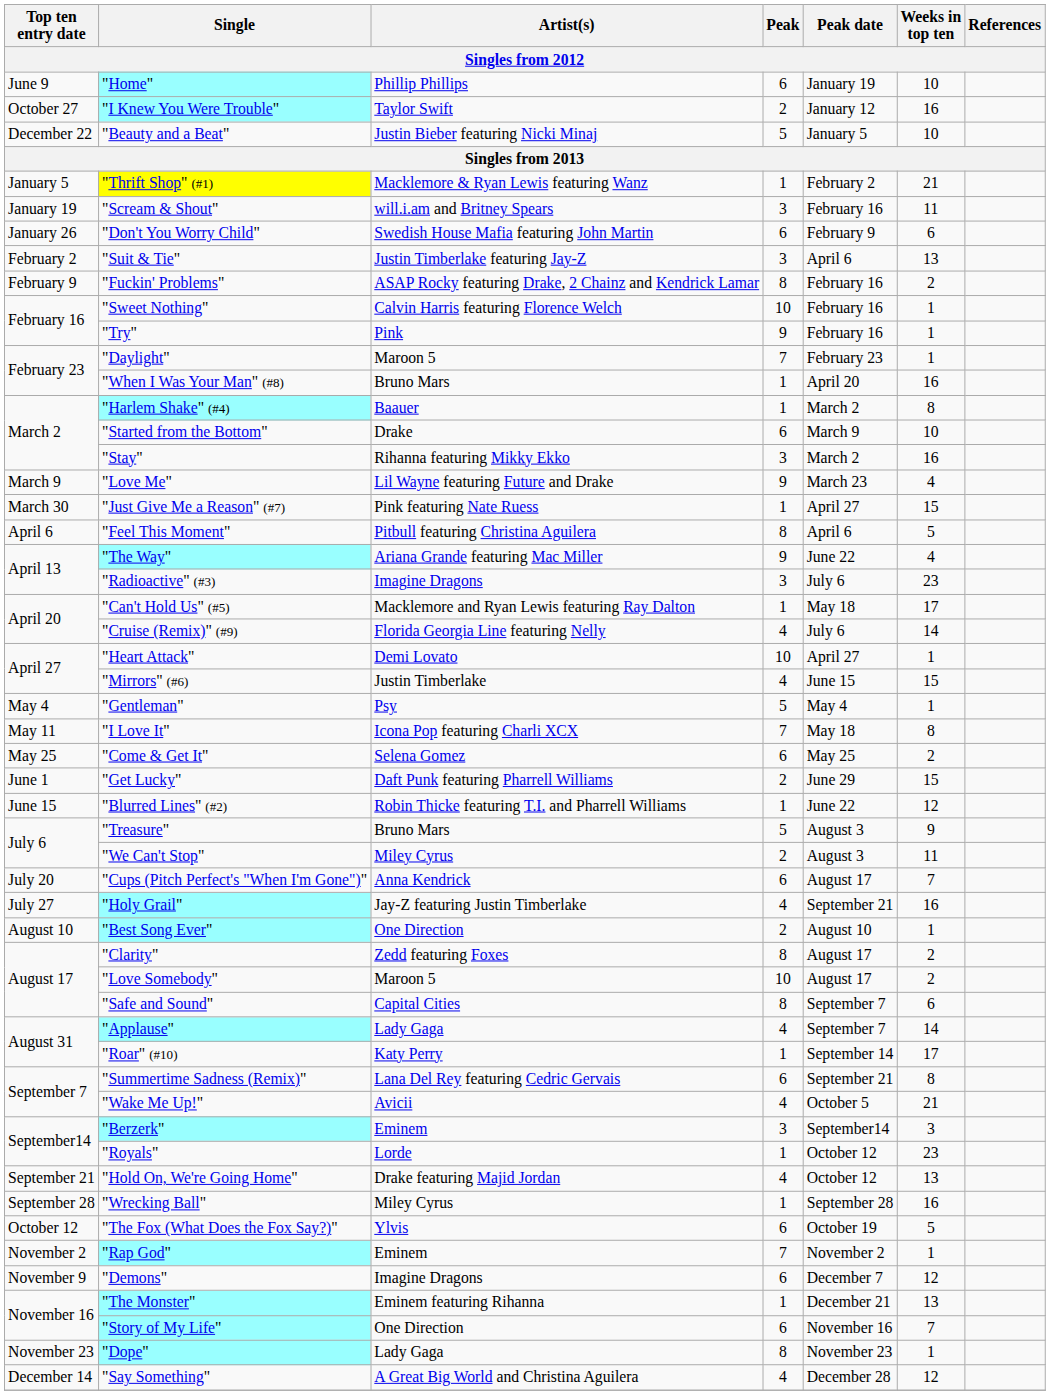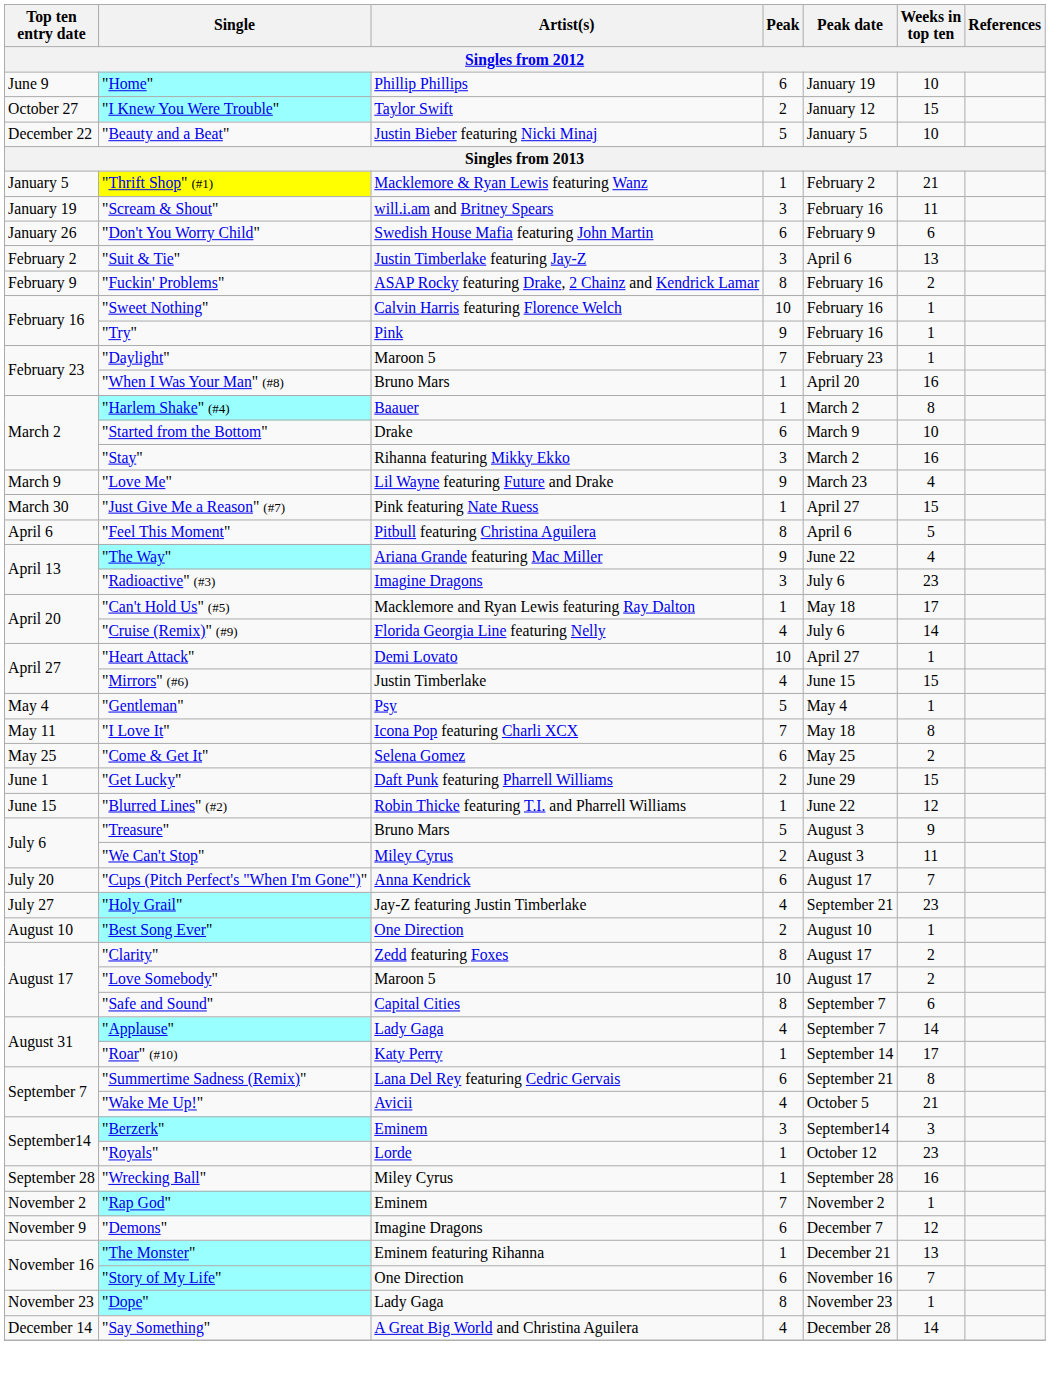(931, 109) 16 -> (931, 109) 15
(931, 904) 16 -> (931, 904) 23
- row: (200, 1178)
- row: (220, 1228)
(931, 1377) 12 -> (931, 1327) 14
